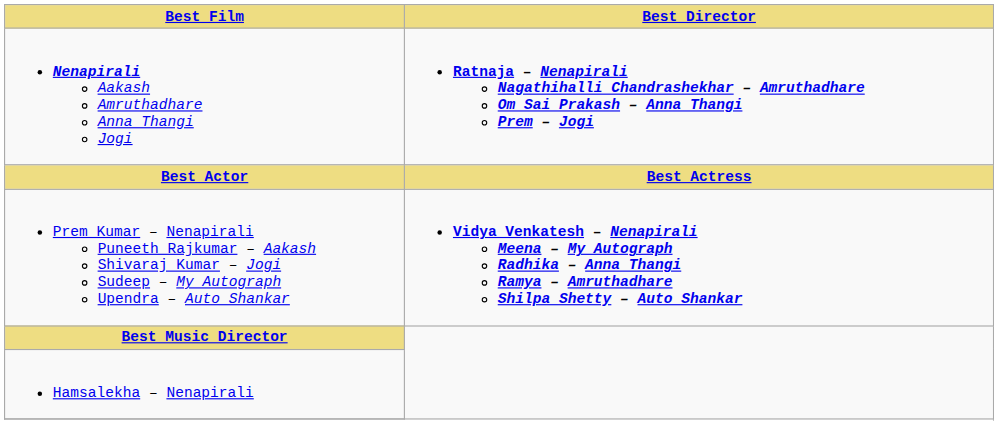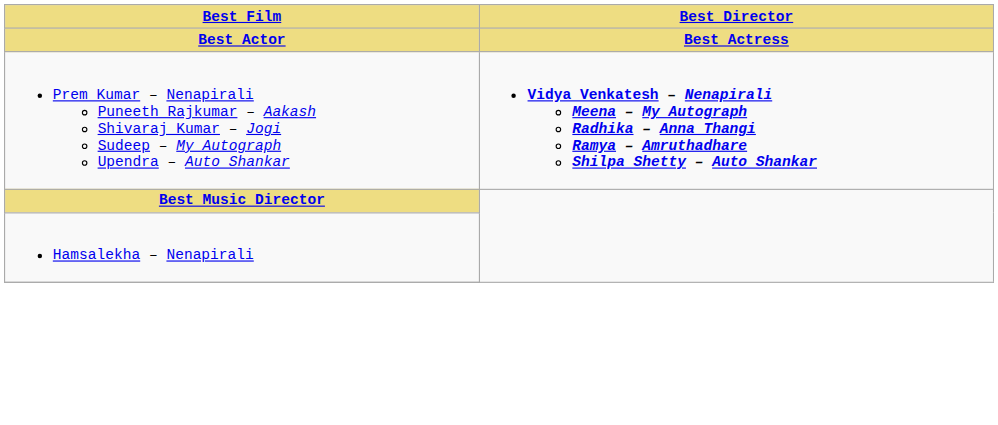- row: (205, 105)
